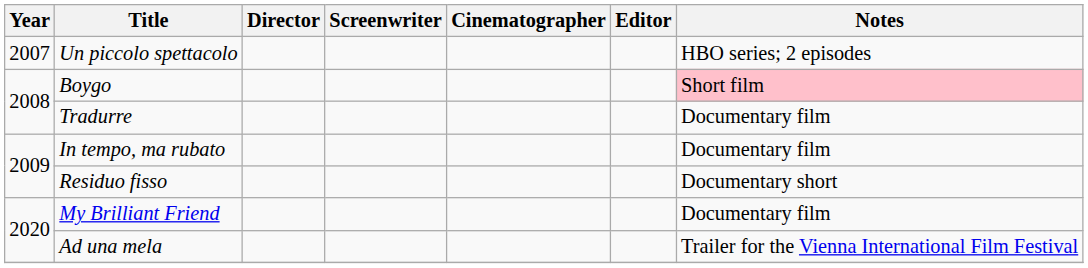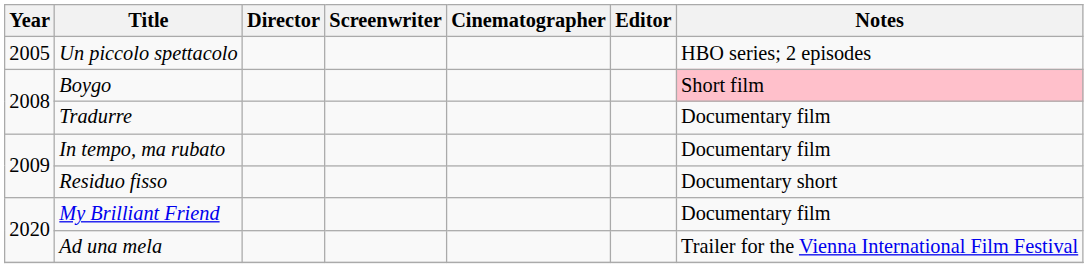(30, 52) 2007 -> (30, 52) 2005
